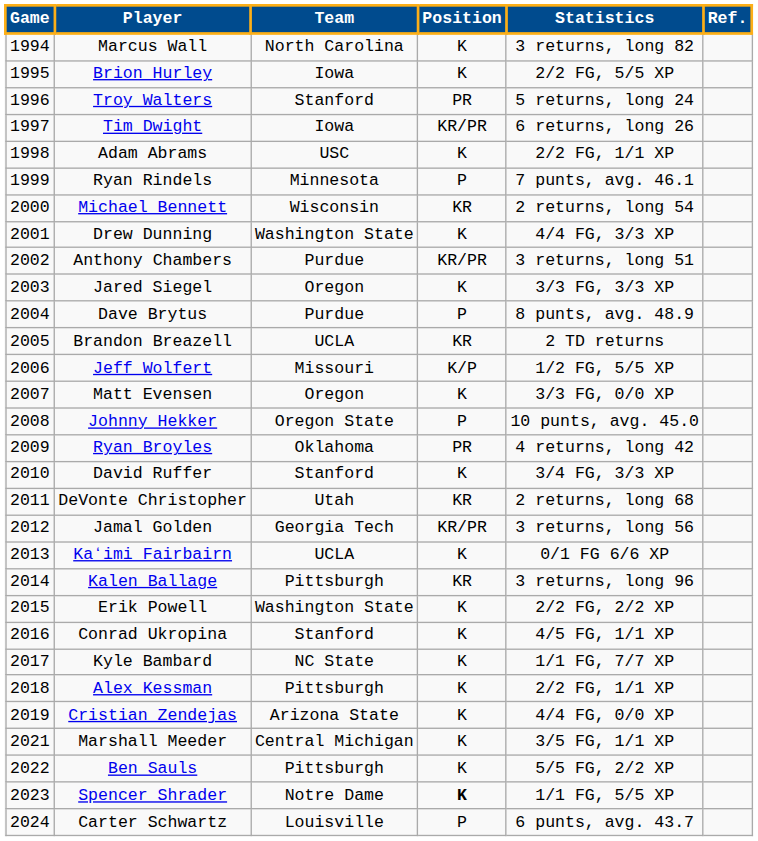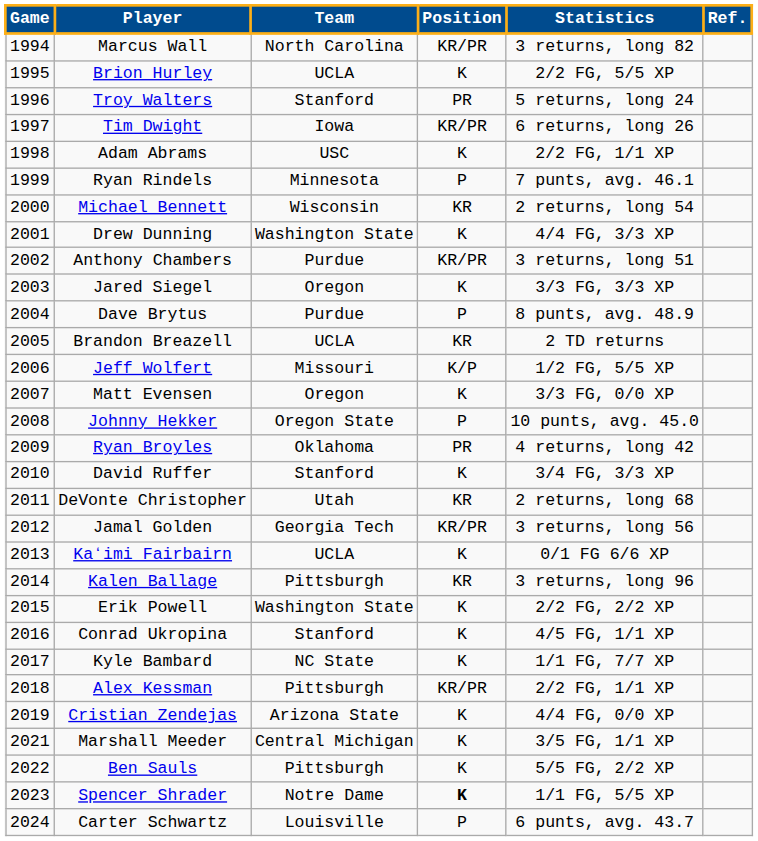(462, 48) K -> (462, 48) KR/PR
(334, 74) Iowa -> (334, 74) UCLA
(462, 689) K -> (462, 689) KR/PR
